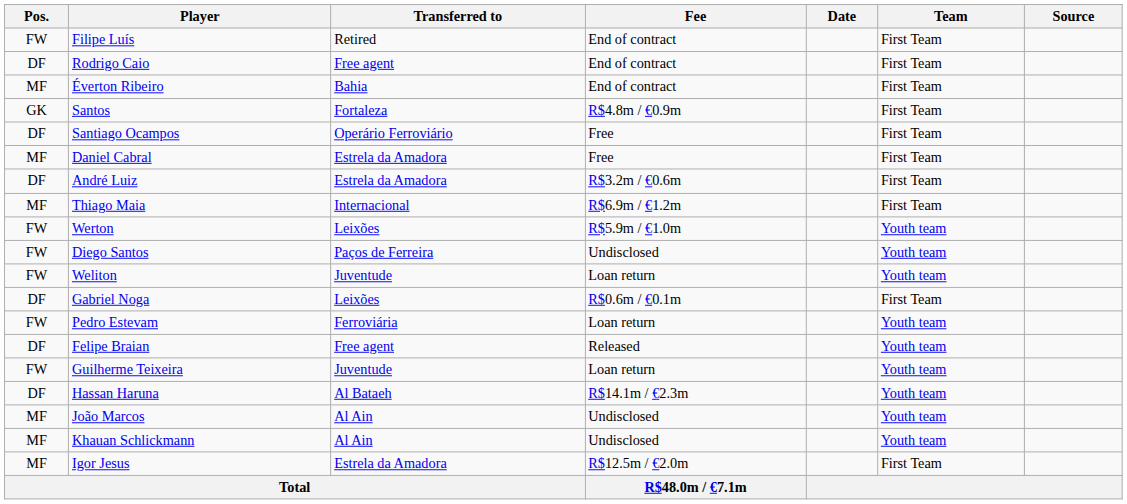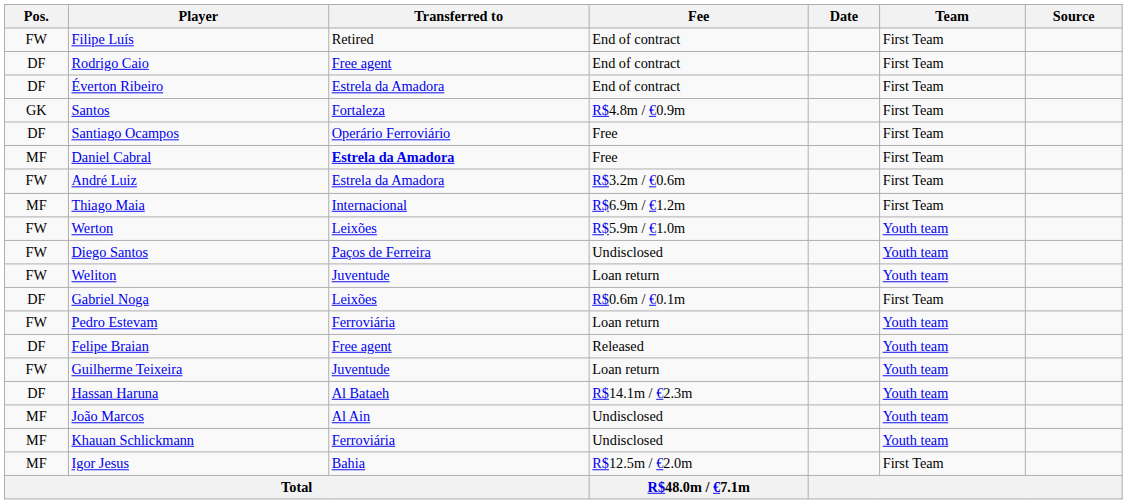(37, 87) MF -> (36, 87) DF
(351, 87) Bahia -> (388, 87) Estrela da Amadora
(390, 157) normal -> (393, 157) bold
(37, 181) DF -> (36, 181) FW
(353, 440) Al Ain -> (363, 440) Ferroviária
(390, 464) Estrela da Amadora -> (348, 464) Bahia
